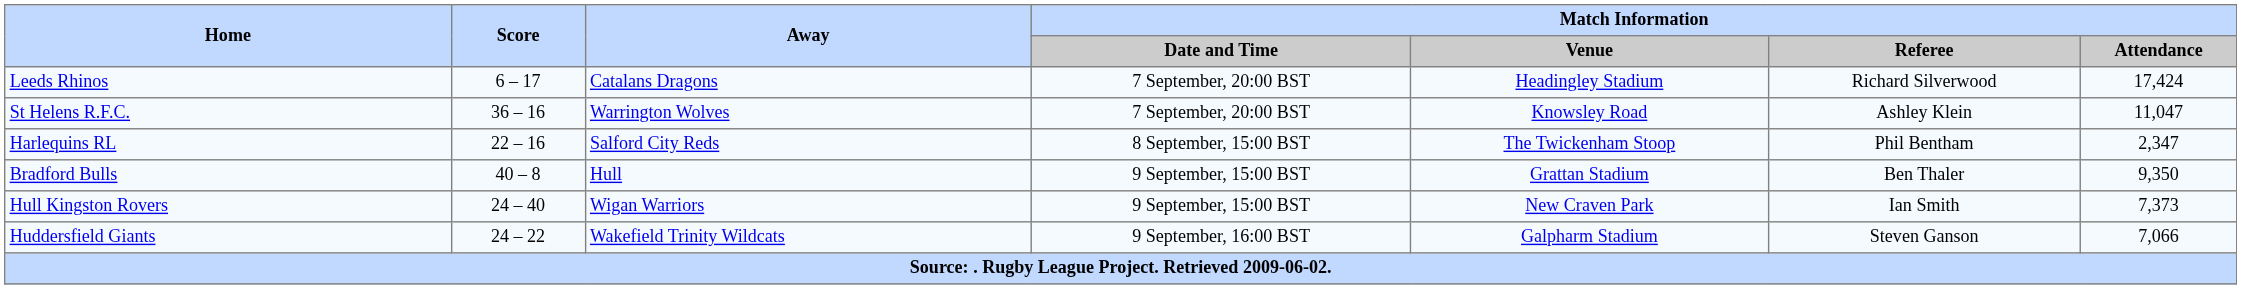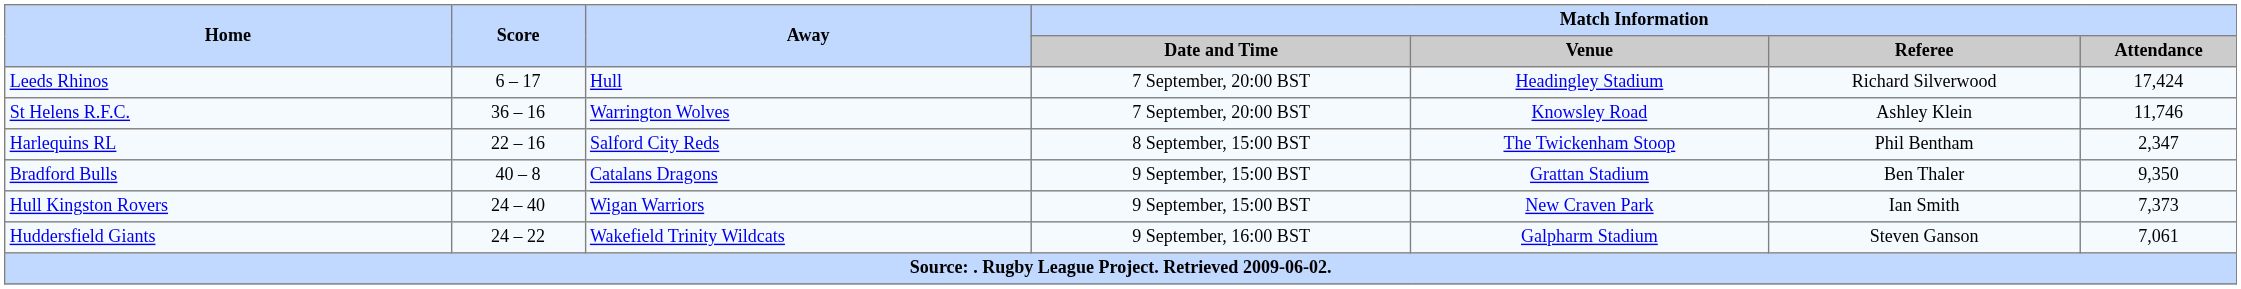(654, 82) Catalans Dragons -> (606, 82) Hull
(2159, 113) 11,047 -> (2159, 113) 11,746
(606, 175) Hull -> (654, 175) Catalans Dragons
(2159, 237) 7,066 -> (2159, 237) 7,061
